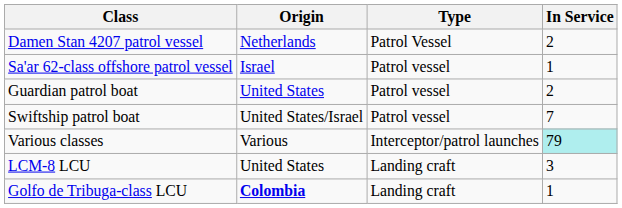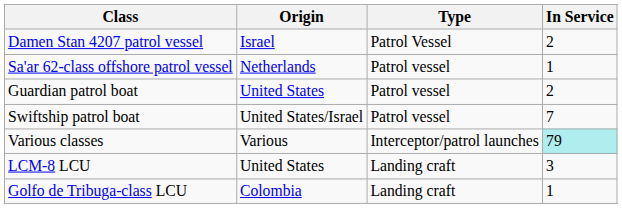(278, 41) Netherlands -> (257, 41) Israel
(257, 66) Israel -> (278, 66) Netherlands
(273, 191) bold -> (271, 191) normal
